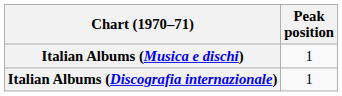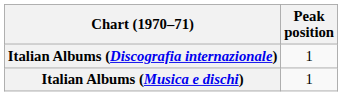rows swapped: (143, 79) <-> (143, 56)
